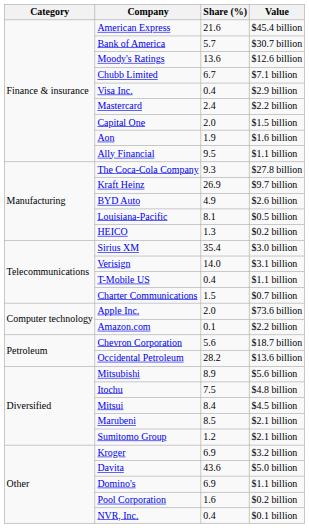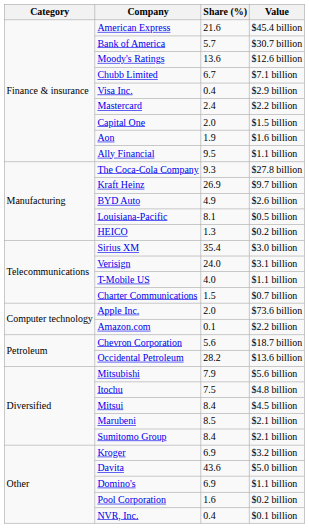(212, 264) 14.0 -> (212, 264) 24.0
(210, 279) 0.4 -> (210, 279) 4.0
(210, 374) 8.9 -> (210, 374) 7.9
(210, 437) 1.2 -> (210, 437) 8.4
